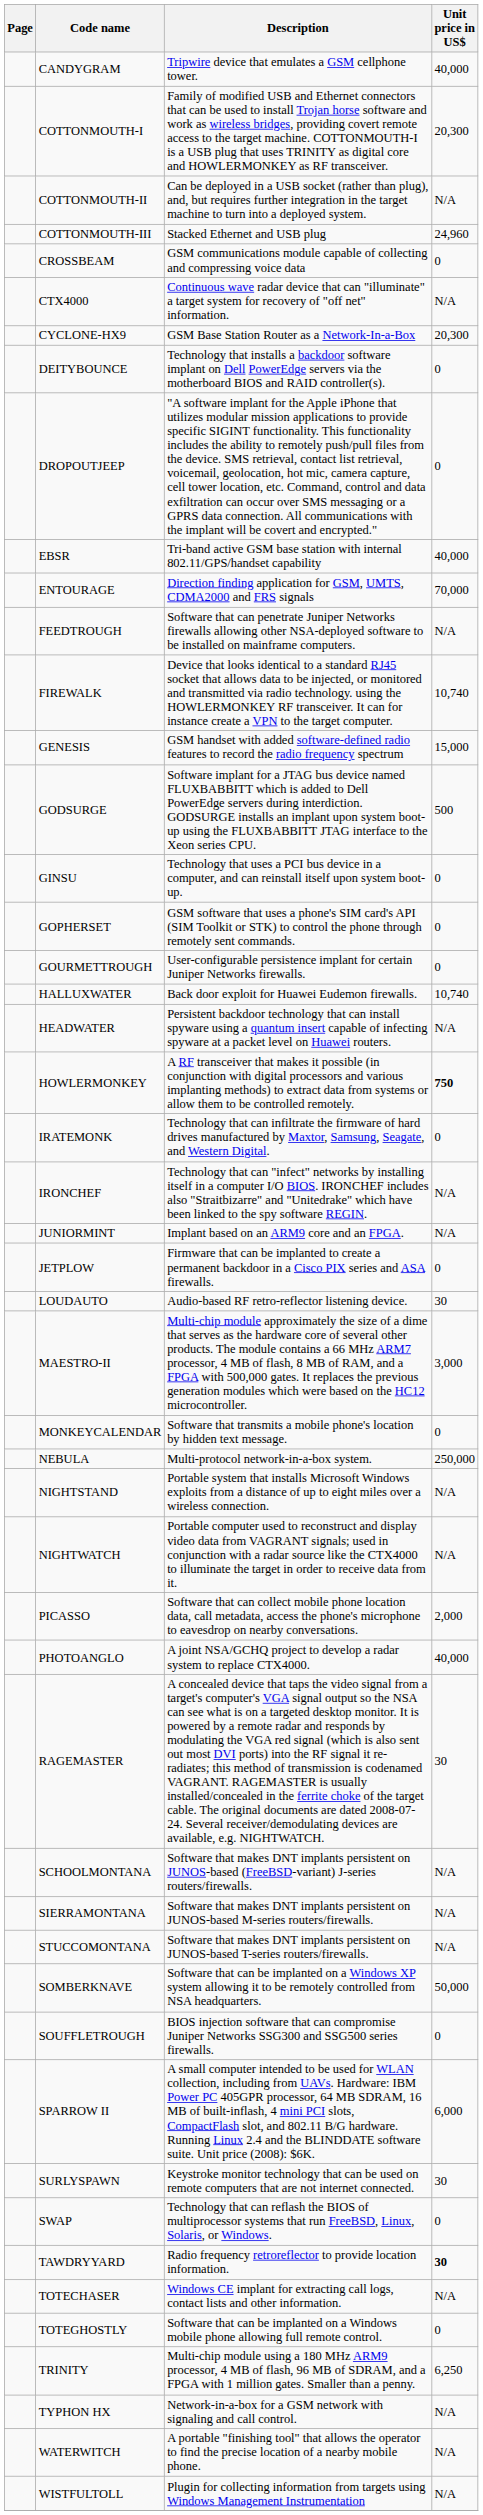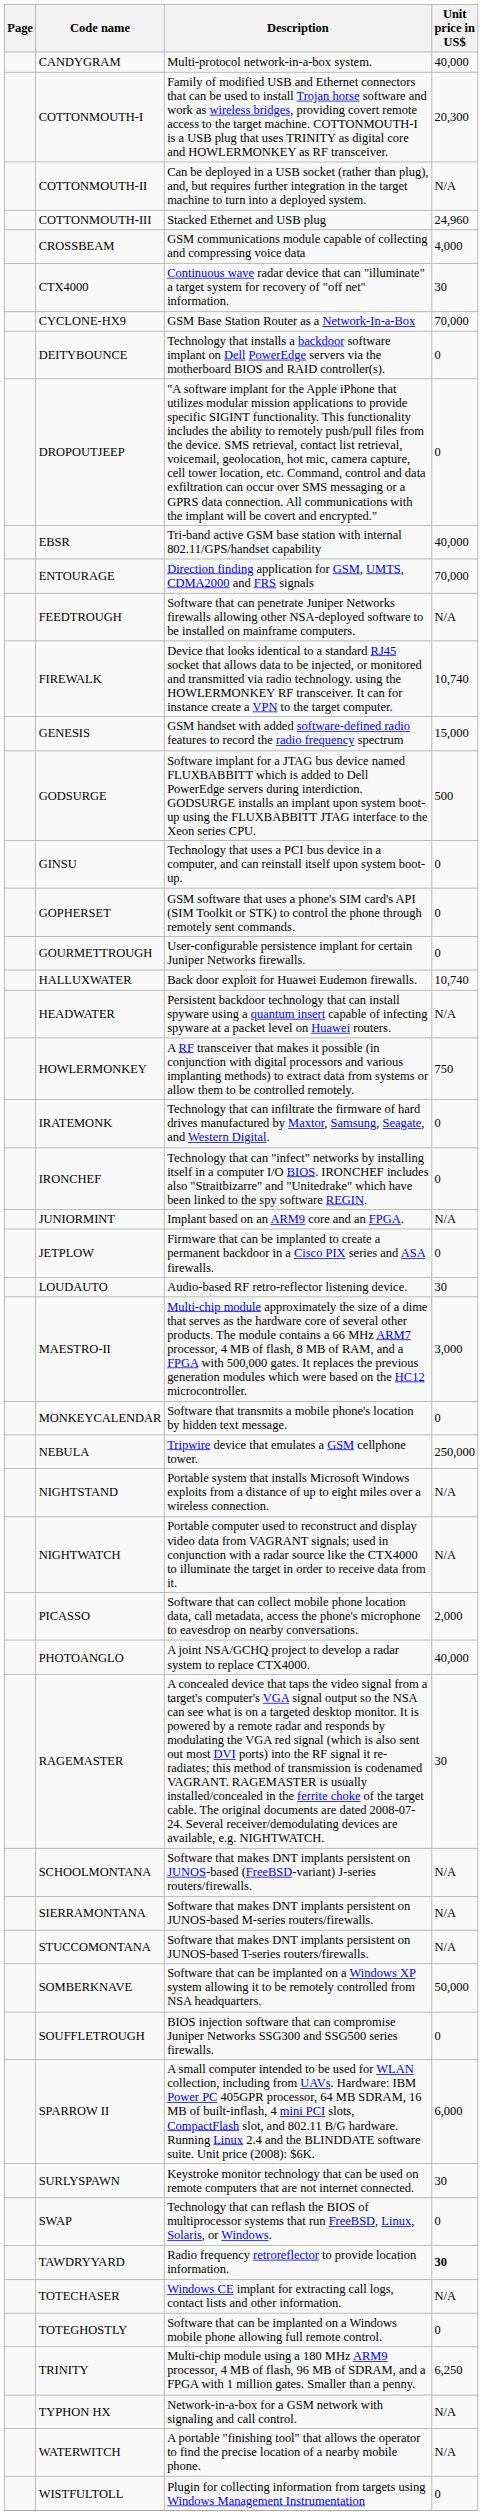(286, 69) Tripwire device that emulates a GSM cellphone tower. -> (270, 62) Multi-protocol network-in-a-box system.
(438, 260) 0 -> (448, 246) 4,000
(445, 301) N/A -> (441, 287) 30
(452, 335) 20,300 -> (452, 321) 70,000
(444, 1082) bold -> (444, 1068) normal
(445, 1192) N/A -> (438, 1178) 0
(270, 1458) Multi-protocol network-in-a-box system. -> (286, 1451) Tripwire device that emulates a GSM cellphone tower.
(445, 2493) N/A -> (438, 2493) 0
